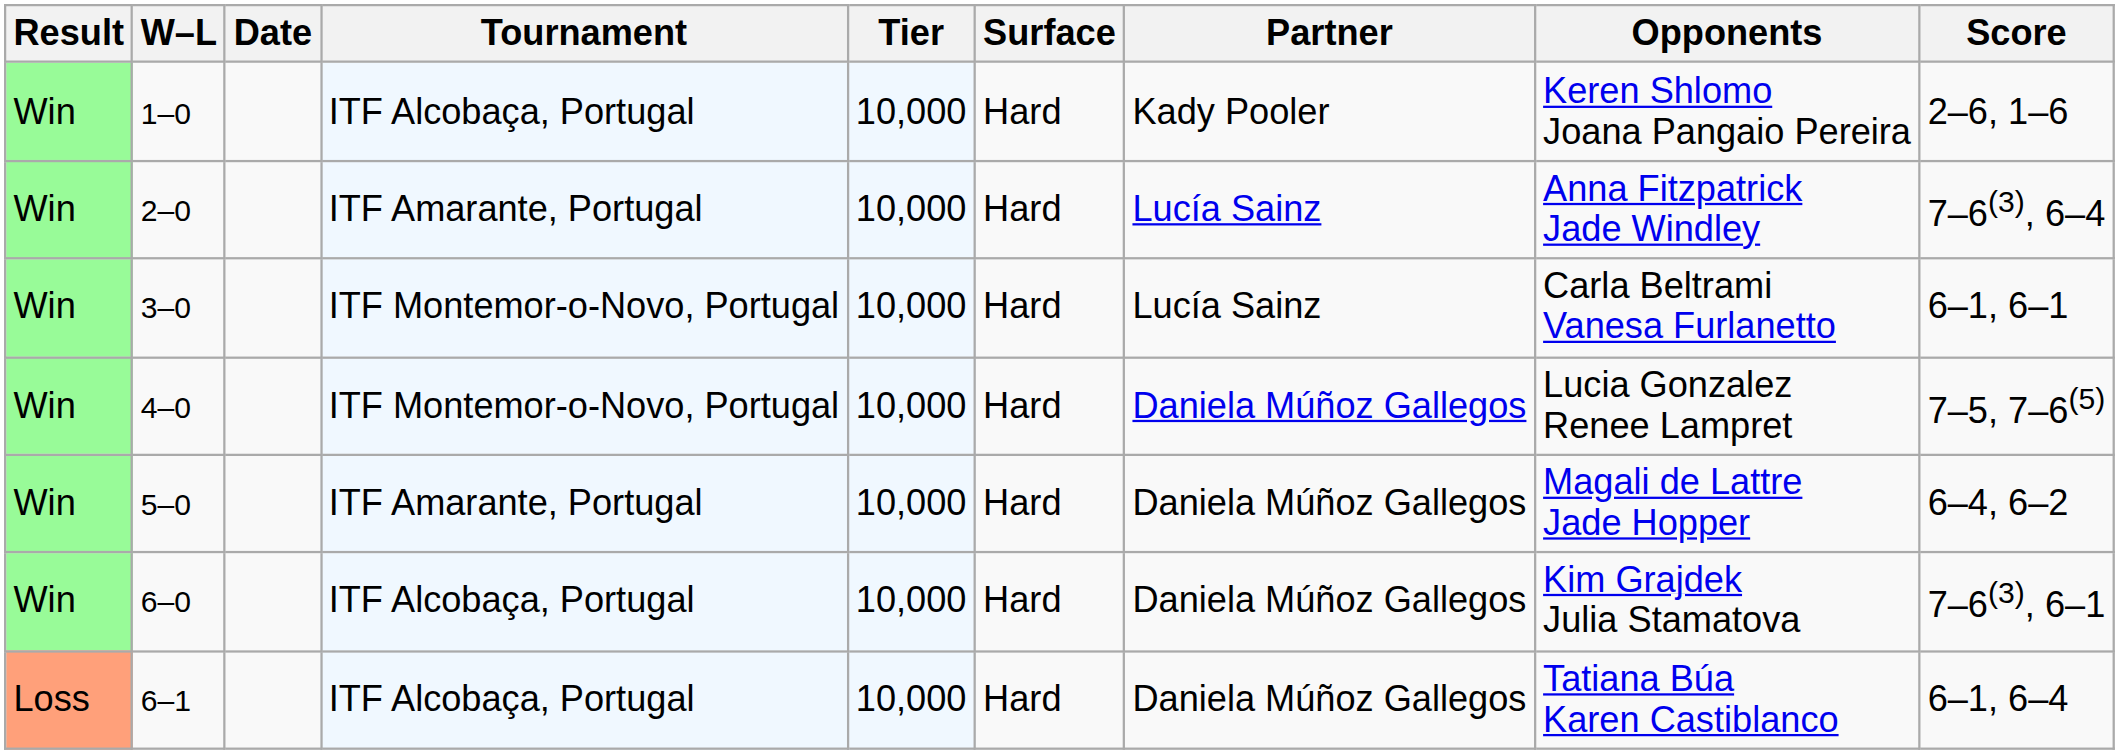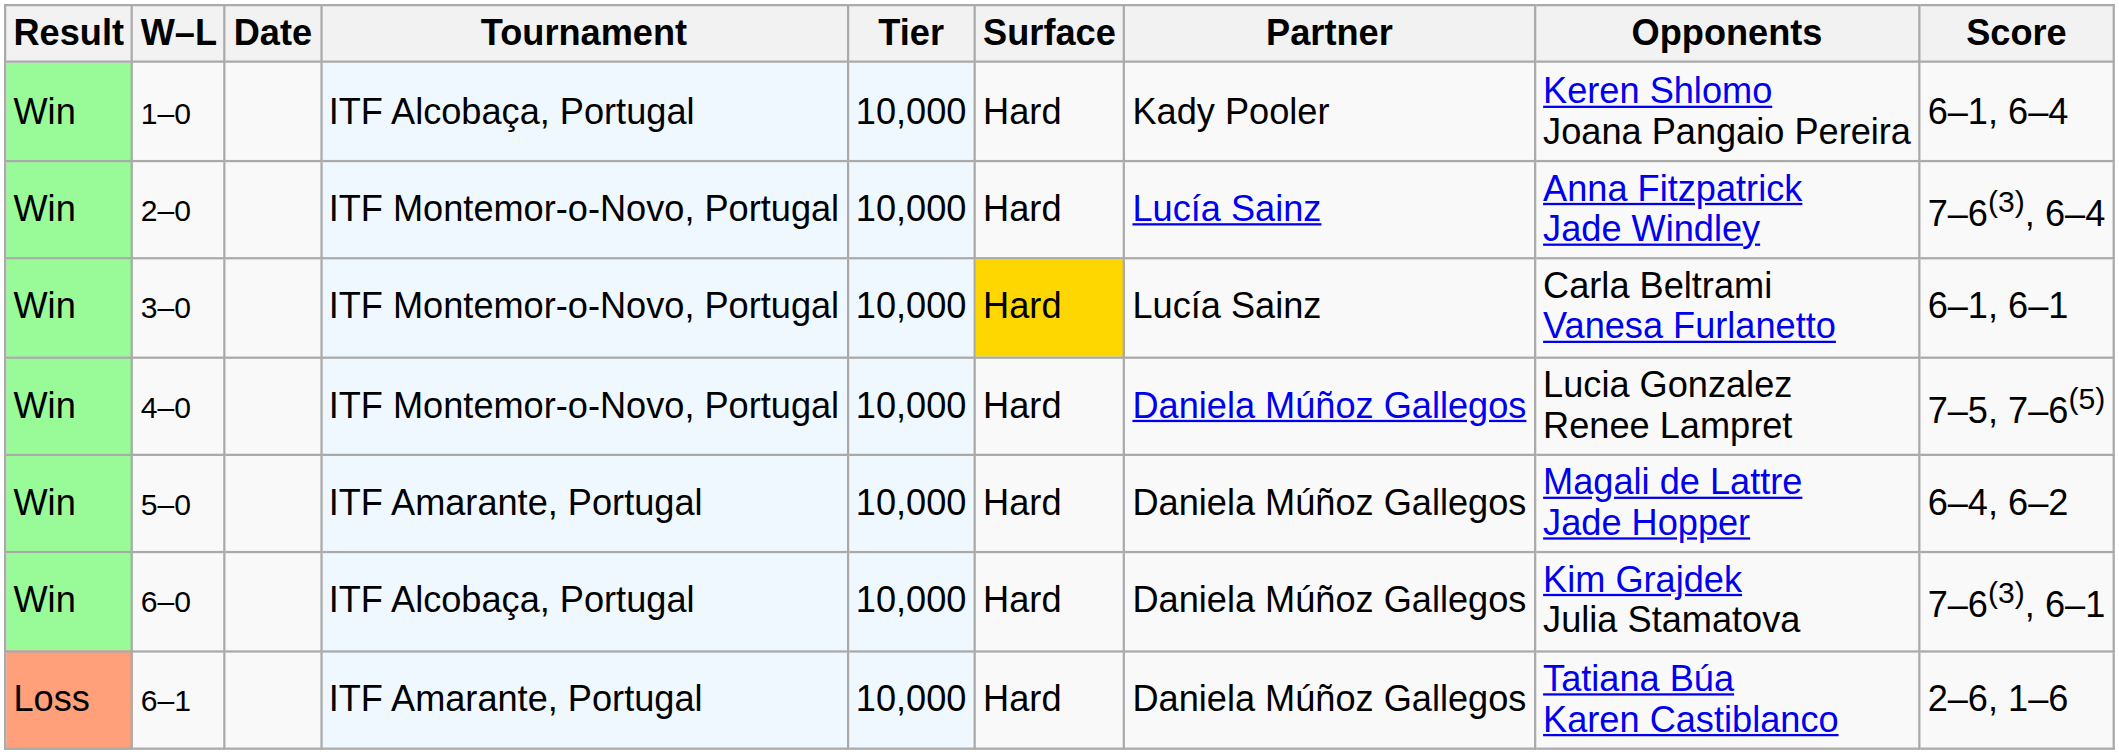(1998, 110) 2–6, 1–6 -> (1998, 110) 6–1, 6–4
(516, 208) ITF Amarante, Portugal -> (584, 208) ITF Montemor-o-Novo, Portugal
(1022, 306) no background -> (1022, 306) gold background
(512, 699) ITF Alcobaça, Portugal -> (516, 699) ITF Amarante, Portugal
(1998, 699) 6–1, 6–4 -> (1998, 699) 2–6, 1–6
